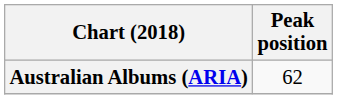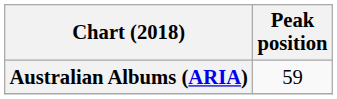(292, 76) 62 -> (292, 76) 59
